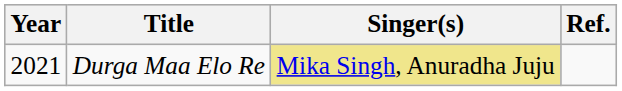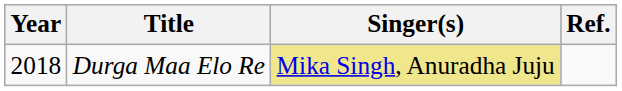(36, 64) 2021 -> (36, 64) 2018
